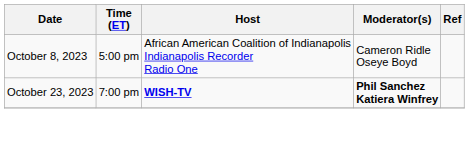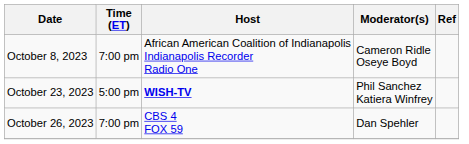(119, 56) 5:00 pm -> (119, 56) 7:00 pm
(119, 93) 7:00 pm -> (119, 93) 5:00 pm
(397, 93) bold -> (394, 93) normal
+ row: (50, 123)
